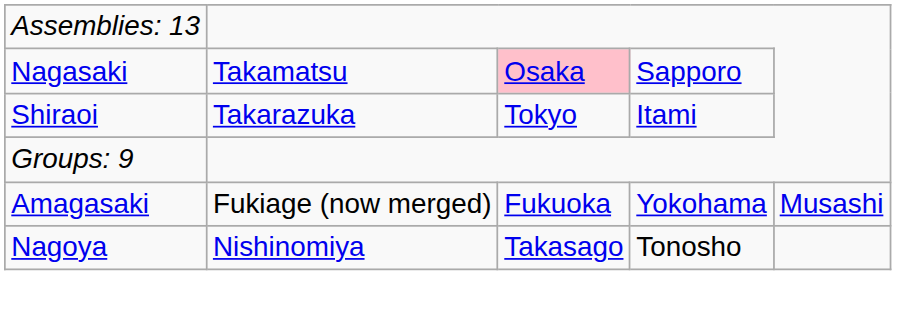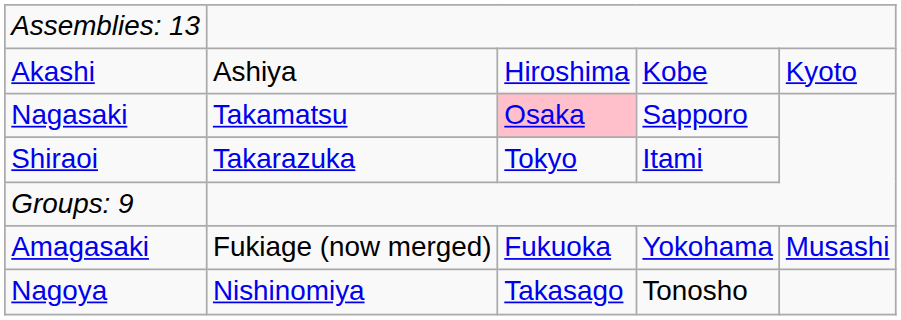+ row: (53, 70)
